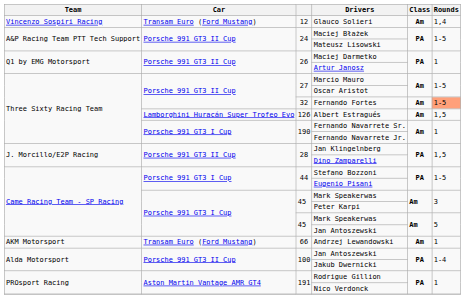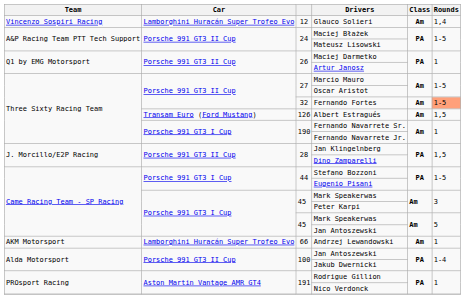(200, 22) Transam Euro (Ford Mustang) -> (219, 22) Lamborghini Huracán Super Trofeo Evo
(219, 115) Lamborghini Huracán Super Trofeo Evo -> (200, 115) Transam Euro (Ford Mustang)
(200, 242) Transam Euro (Ford Mustang) -> (219, 242) Lamborghini Huracán Super Trofeo Evo
